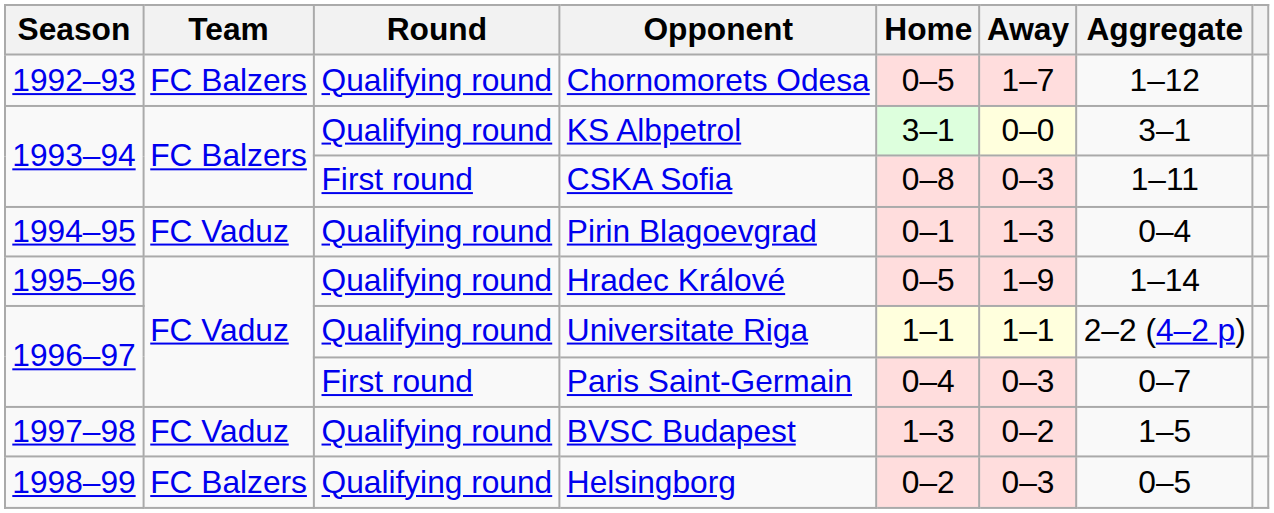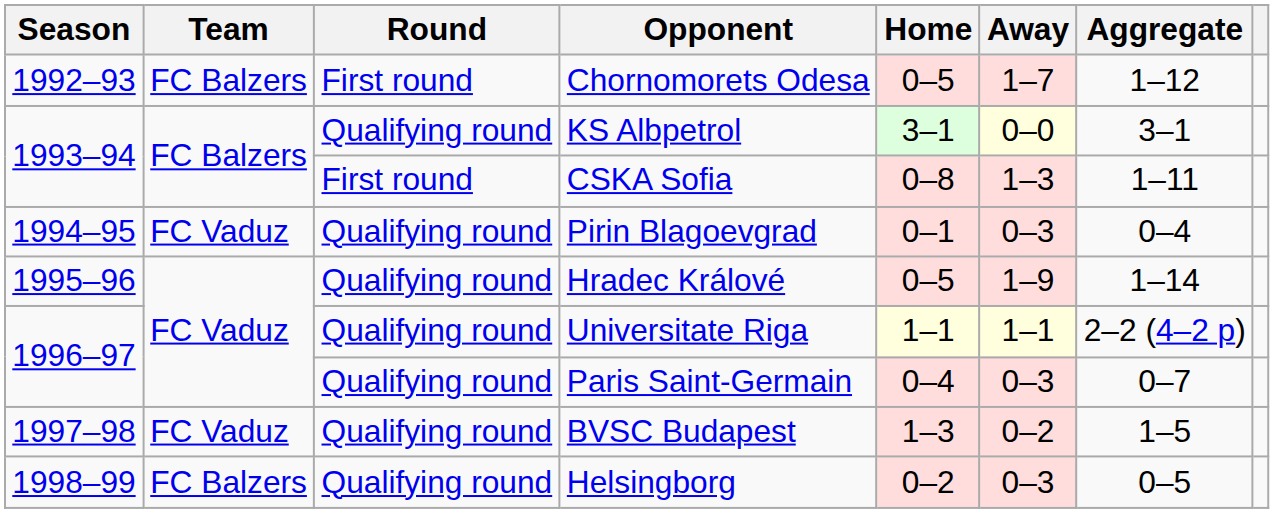(437, 79) Qualifying round -> (397, 79) First round
(1028, 180) 0–3 -> (1028, 180) 1–3
(1028, 230) 1–3 -> (1028, 230) 0–3
(397, 381) First round -> (437, 381) Qualifying round
